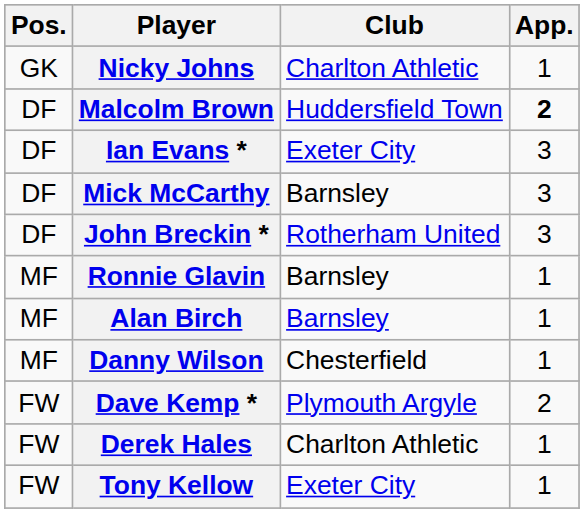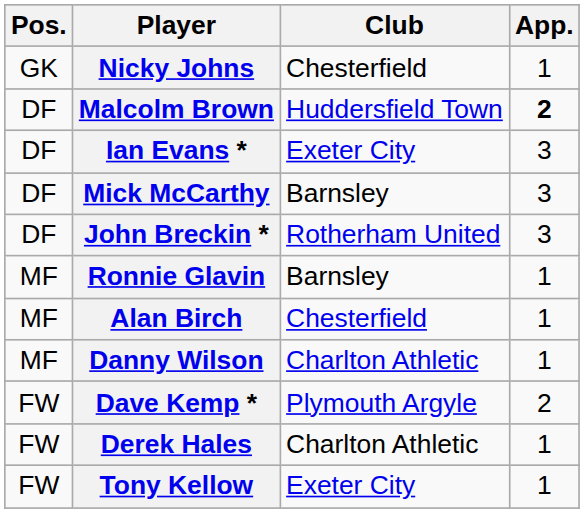(382, 67) Charlton Athletic -> (357, 67) Chesterfield
(337, 318) Barnsley -> (357, 318) Chesterfield
(357, 360) Chesterfield -> (382, 360) Charlton Athletic
